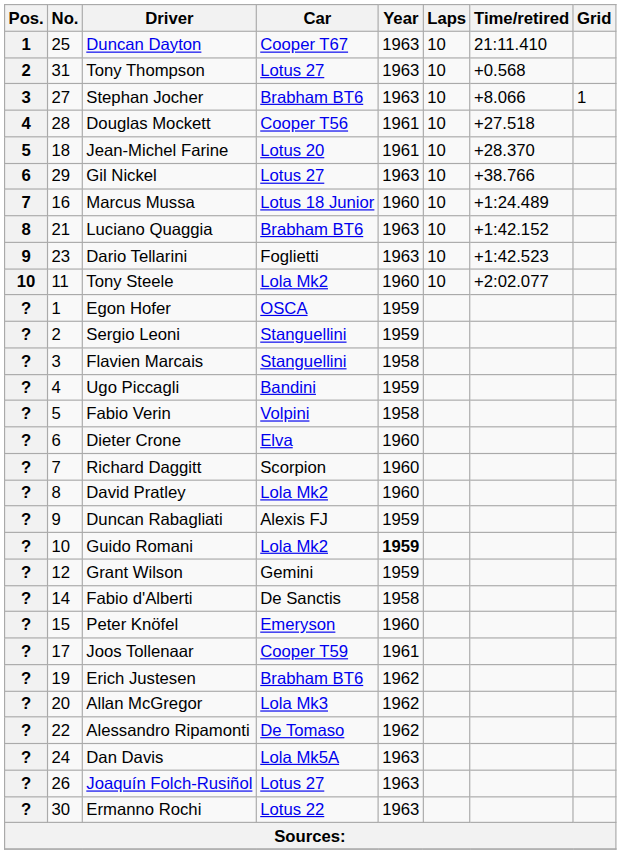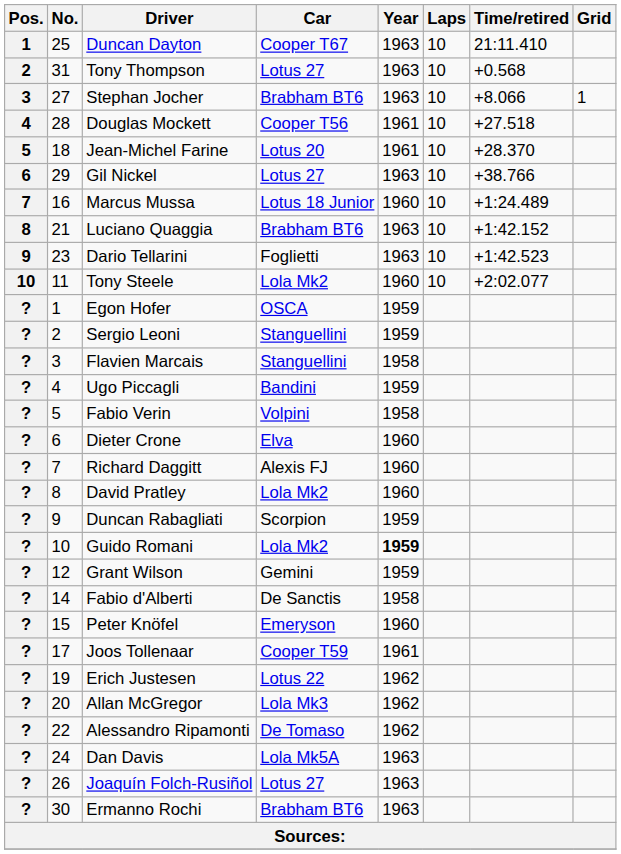(293, 467) Scorpion -> (294, 467) Alexis FJ
(294, 520) Alexis FJ -> (293, 520) Scorpion
(312, 678) Brabham BT6 -> (292, 678) Lotus 22
(292, 810) Lotus 22 -> (312, 810) Brabham BT6
